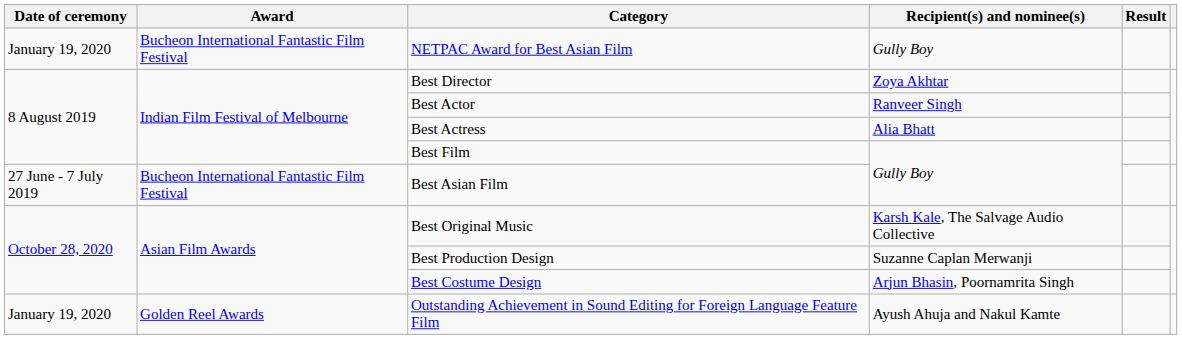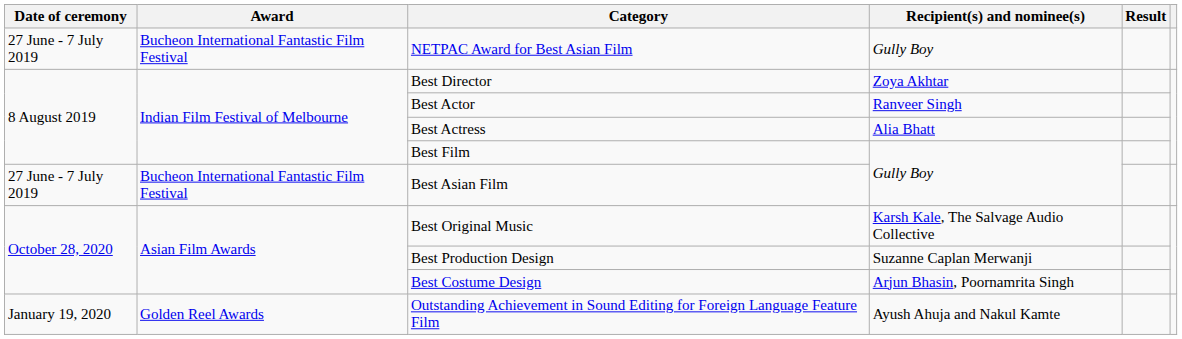(60, 48) January 19, 2020 -> (56, 48) 27 June - 7 July 2019
